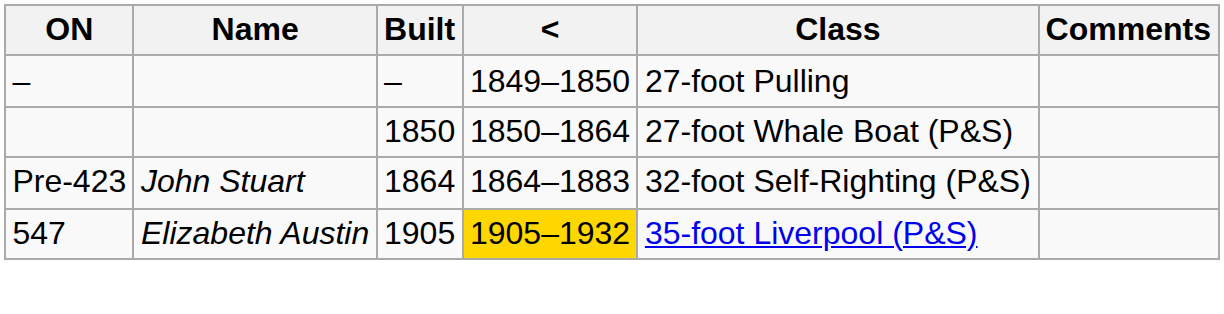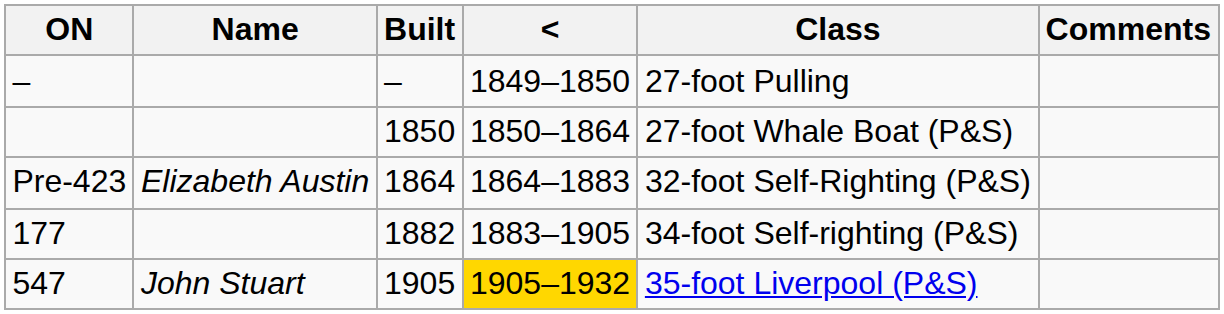(223, 182) John Stuart -> (255, 182) Elizabeth Austin
+ row: (39, 232)
(255, 232) Elizabeth Austin -> (223, 283) John Stuart
